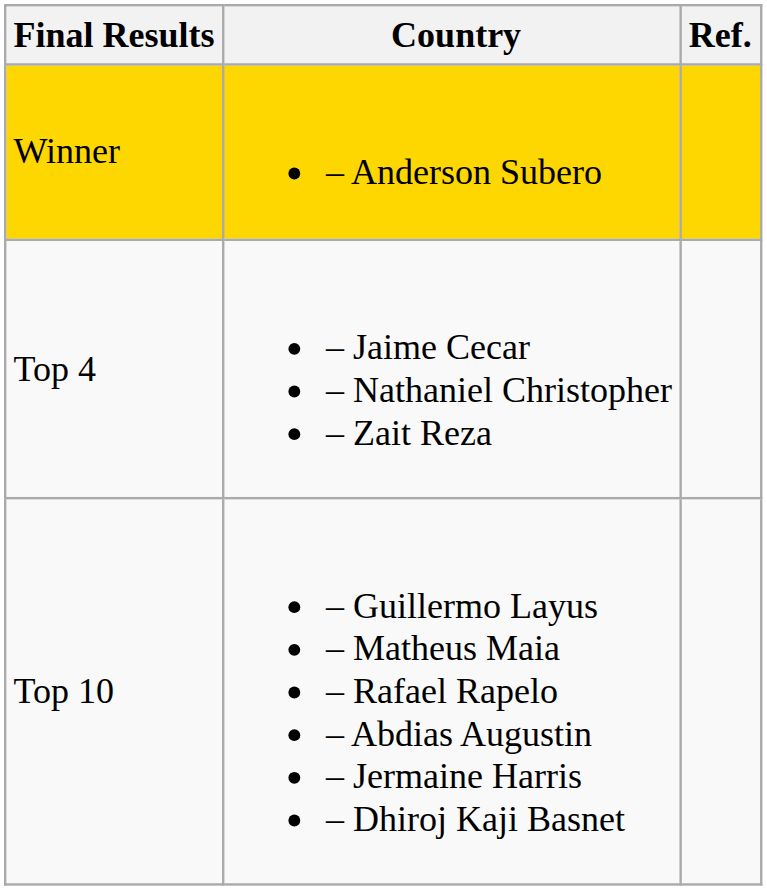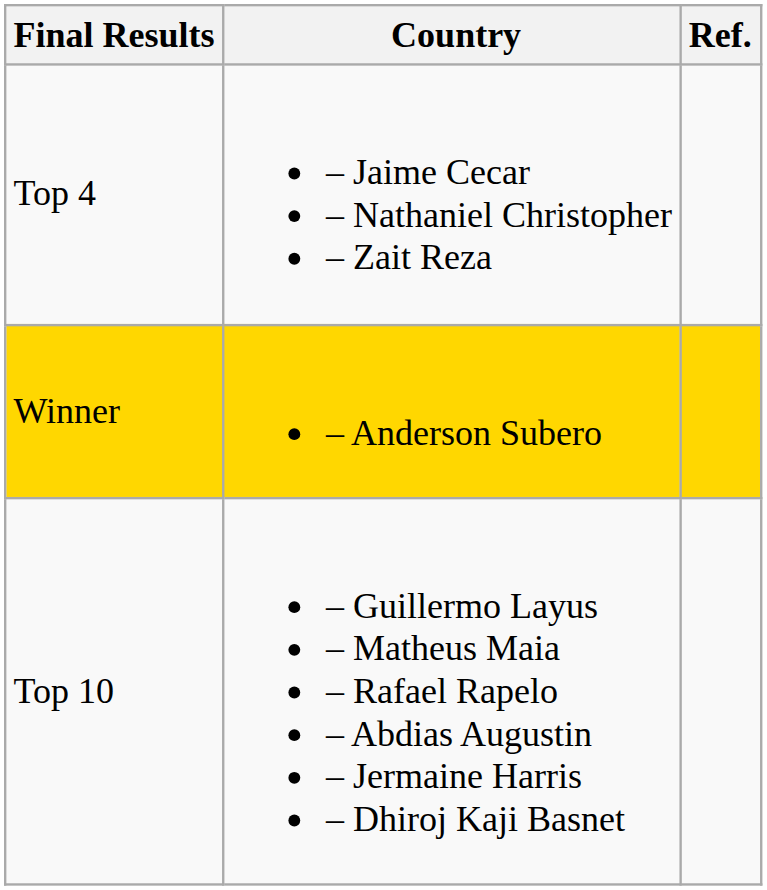rows swapped: (67, 151) <-> (55, 367)
